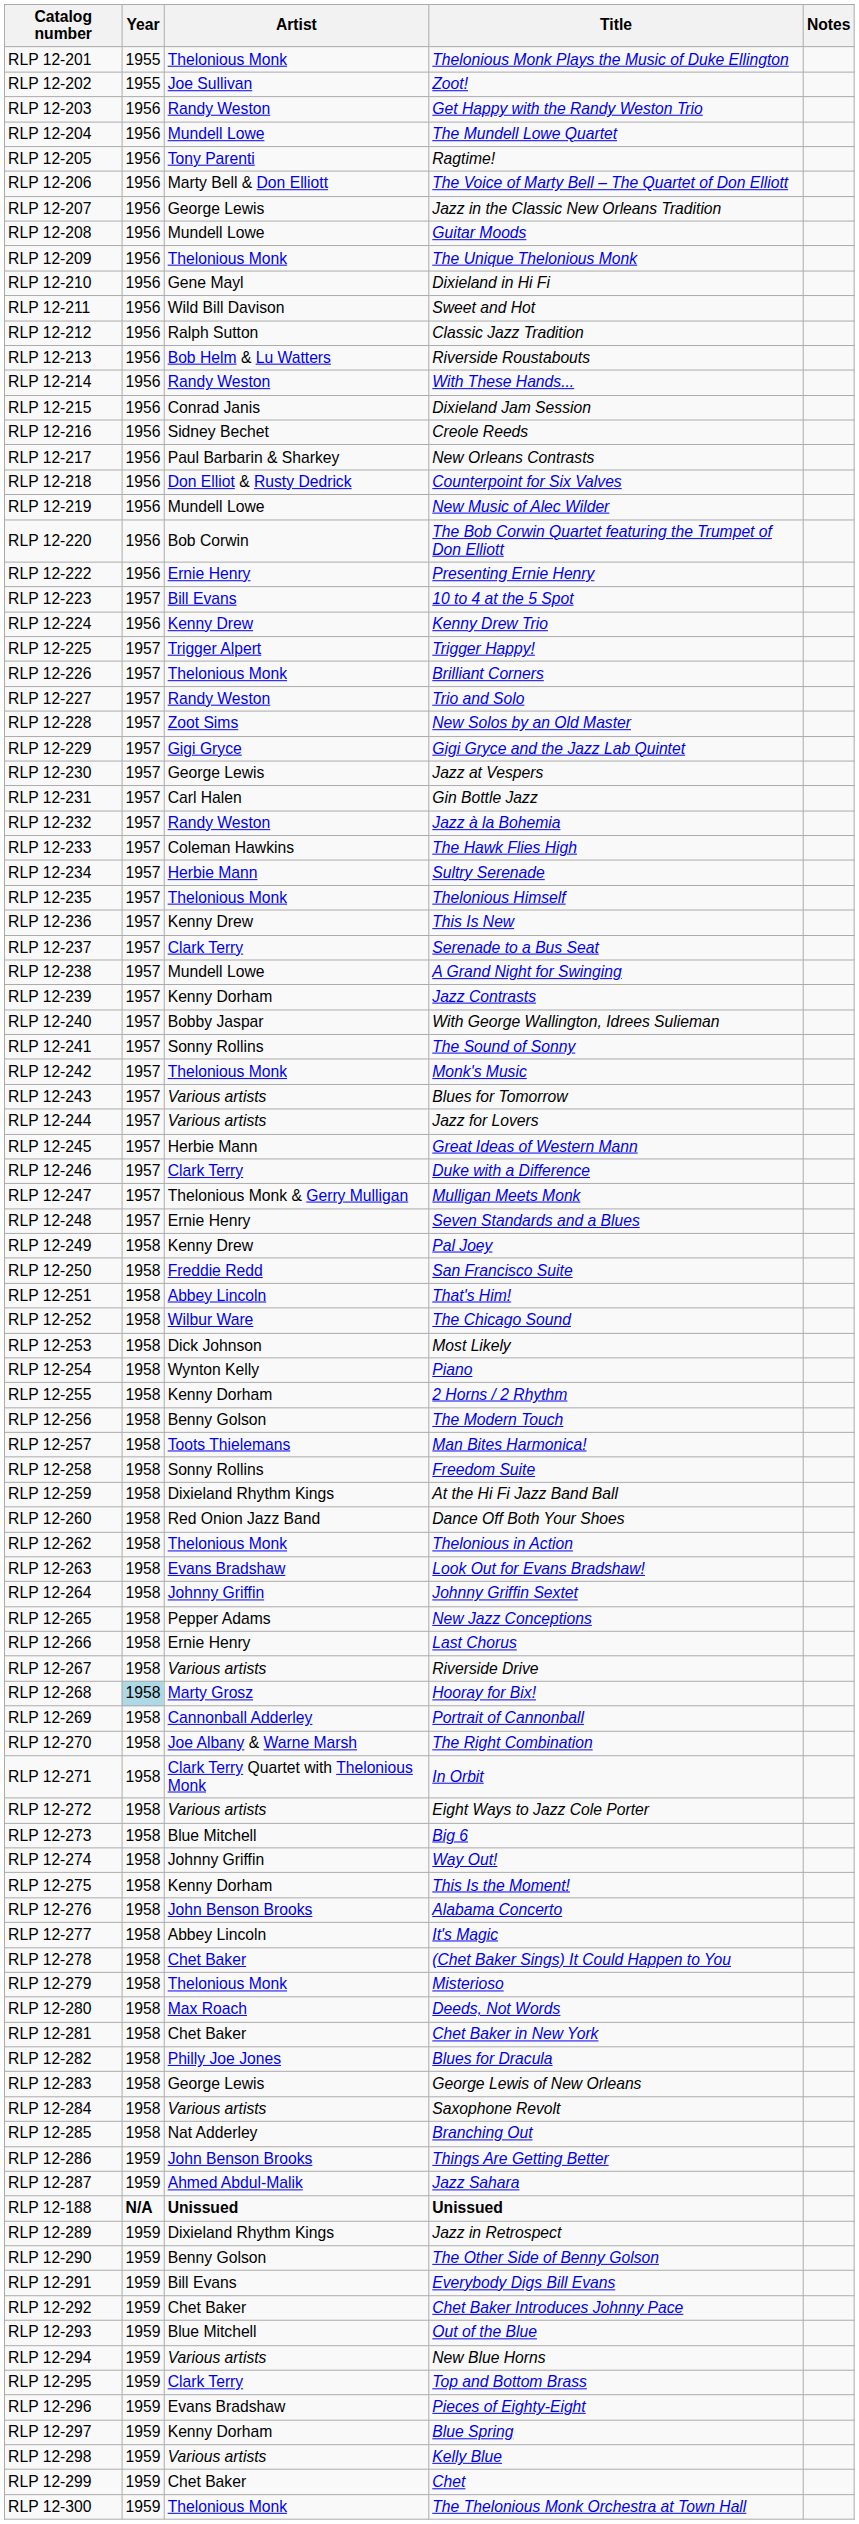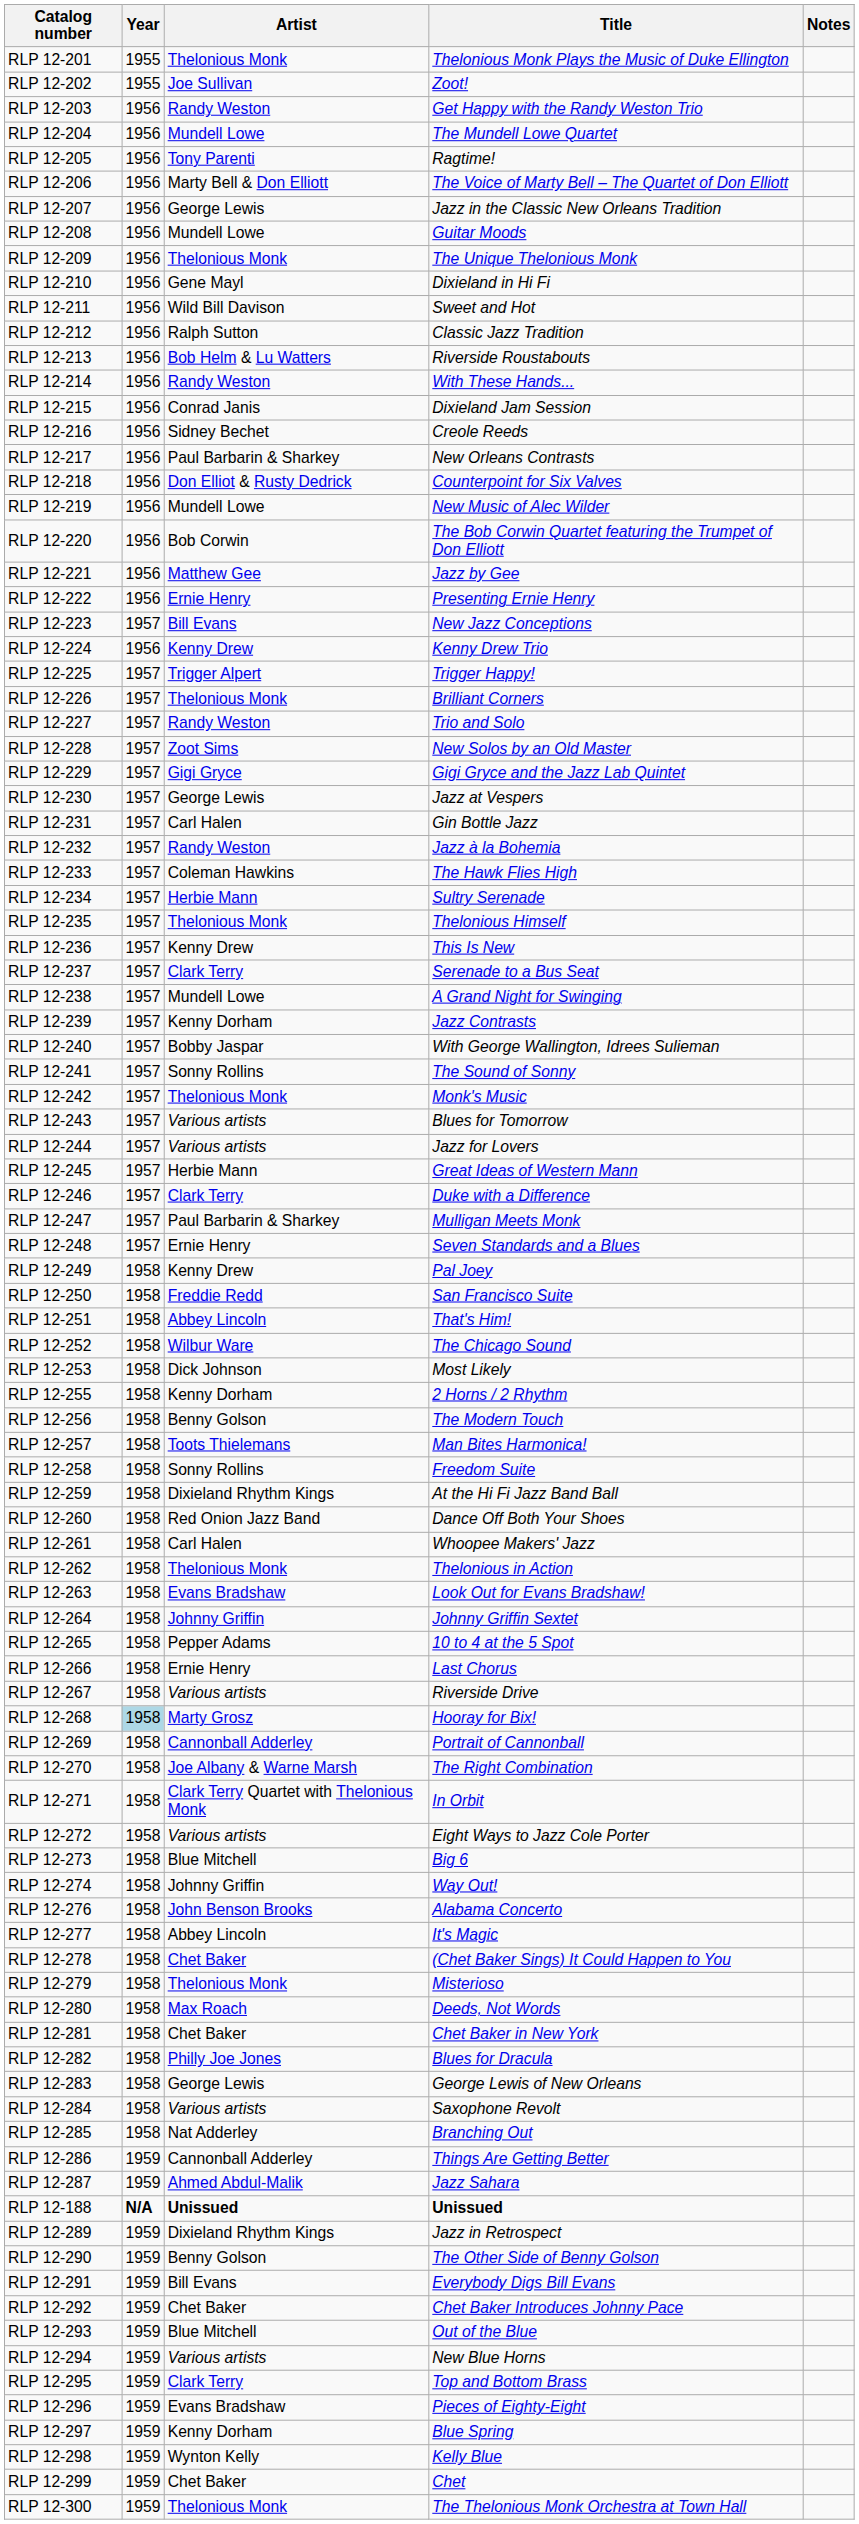+ row: (50, 574)
(503, 599) 10 to 4 at the 5 Spot -> (512, 624) New Jazz Conceptions
(288, 1196) Thelonious Monk & Gerry Mulligan -> (254, 1220) Paul Barbarin & Sharkey
- row: (50, 1370)
+ row: (50, 1544)
(512, 1618) New Jazz Conceptions -> (503, 1643) 10 to 4 at the 5 Spot
- row: (50, 1885)
(240, 2158) John Benson Brooks -> (240, 2158) Cannonball Adderley
(217, 2457) Various artists -> (213, 2457) Wynton Kelly
